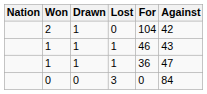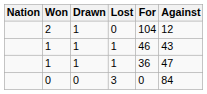(167, 30) 42 -> (167, 30) 12
